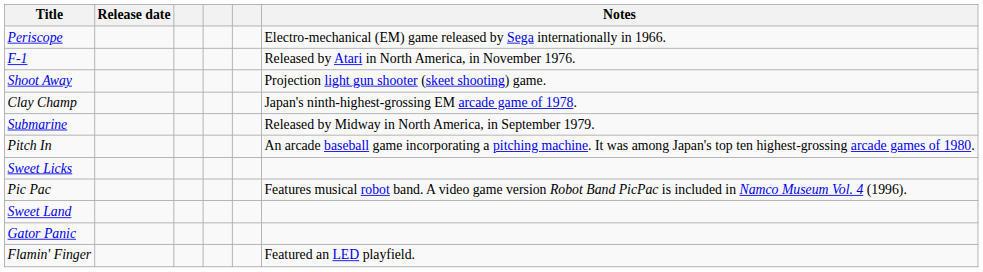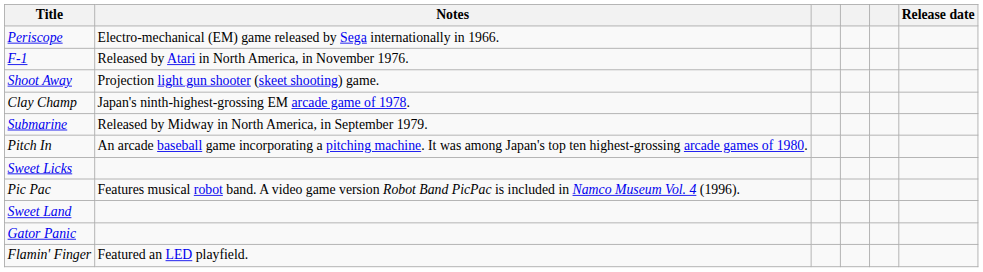columns swapped: (134, 15) <-> (620, 15)
